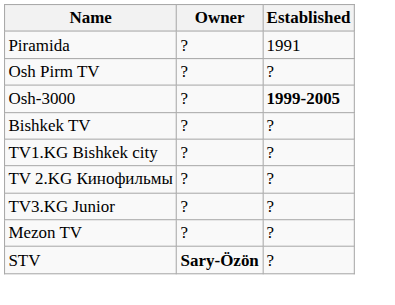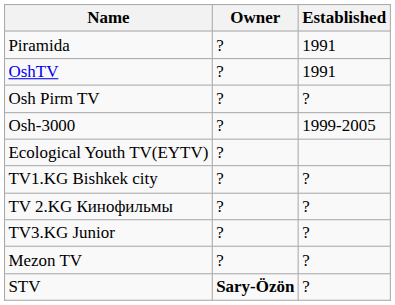+ row: (33, 71)
(303, 98) bold -> (339, 125) normal
+ row: (108, 152)
- row: (50, 125)
